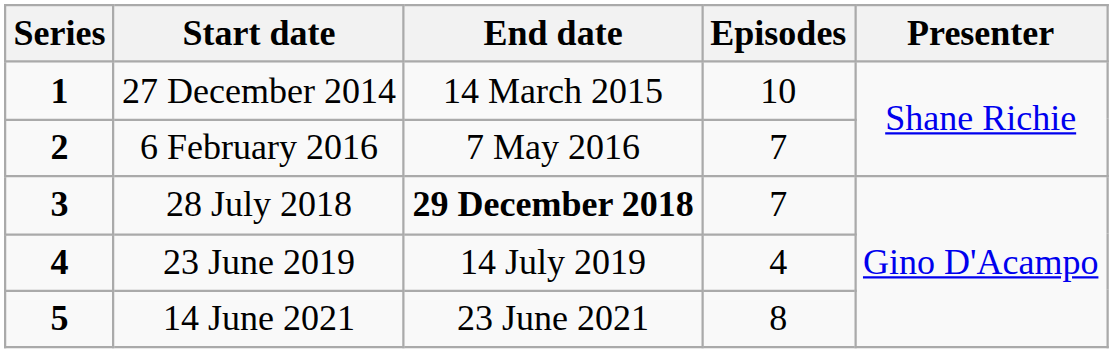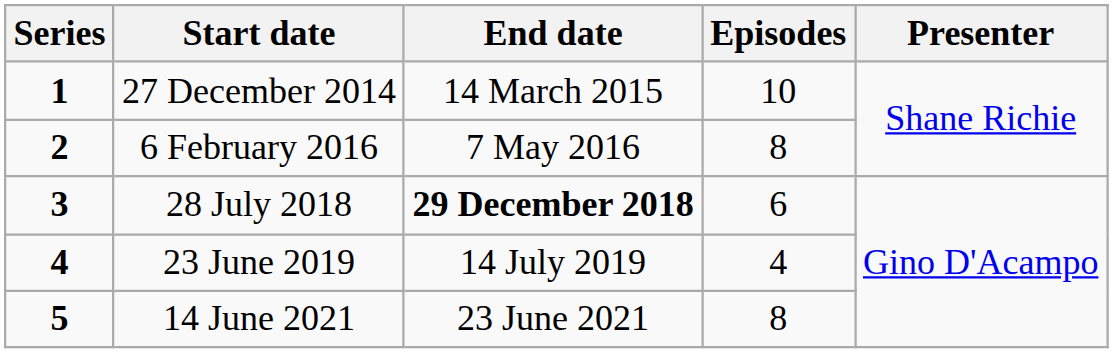(778, 147) 7 -> (778, 147) 8
(778, 204) 7 -> (778, 204) 6
